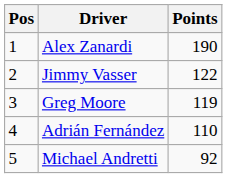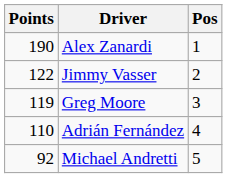columns swapped: (21, 18) <-> (195, 18)
